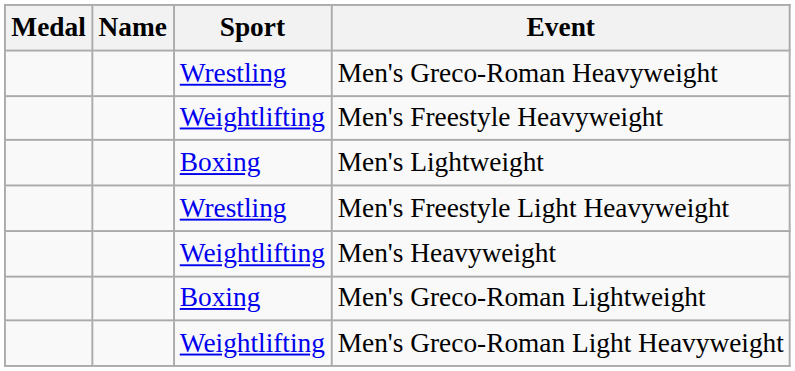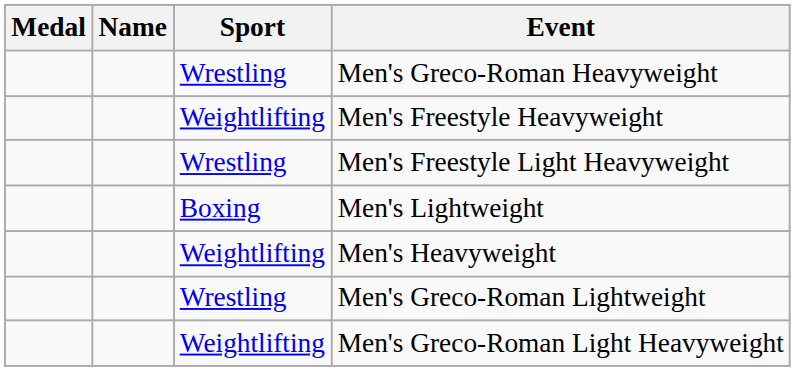rows swapped: (441, 162) <-> (533, 207)
(220, 298) Boxing -> (233, 298) Wrestling
